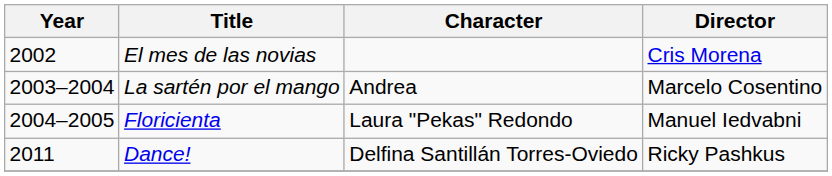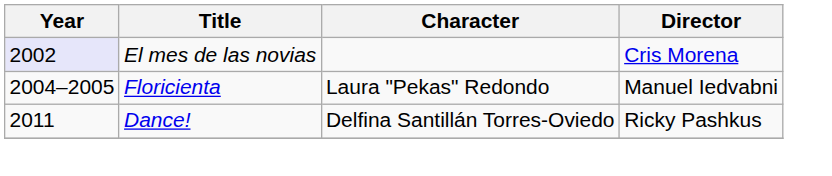(33, 54) no background -> (33, 54) lavender background
- row: (232, 87)
